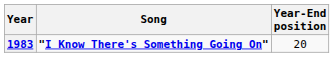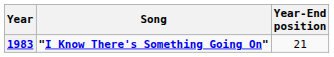(300, 44) 20 -> (300, 44) 21
